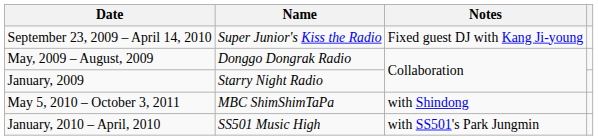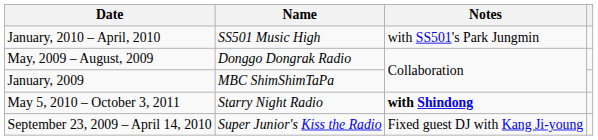rows swapped: (110, 37) <-> (84, 124)
(270, 80) Starry Night Radio -> (276, 80) MBC ShimShimTaPa
(276, 102) MBC ShimShimTaPa -> (270, 102) Starry Night Radio
(428, 102) normal -> (430, 102) bold
